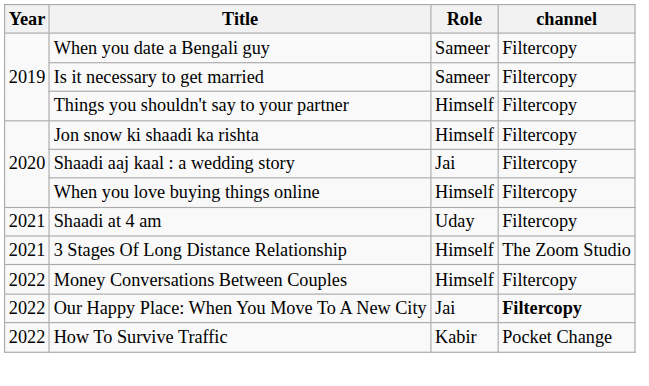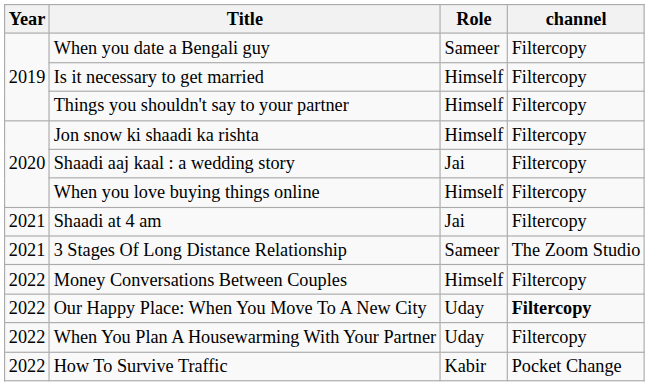(462, 76) Sameer -> (474, 76) Himself
(455, 221) Uday -> (455, 221) Jai
(464, 250) Himself -> (472, 250) Sameer
(445, 308) Jai -> (464, 308) Uday
+ row: (245, 337)
